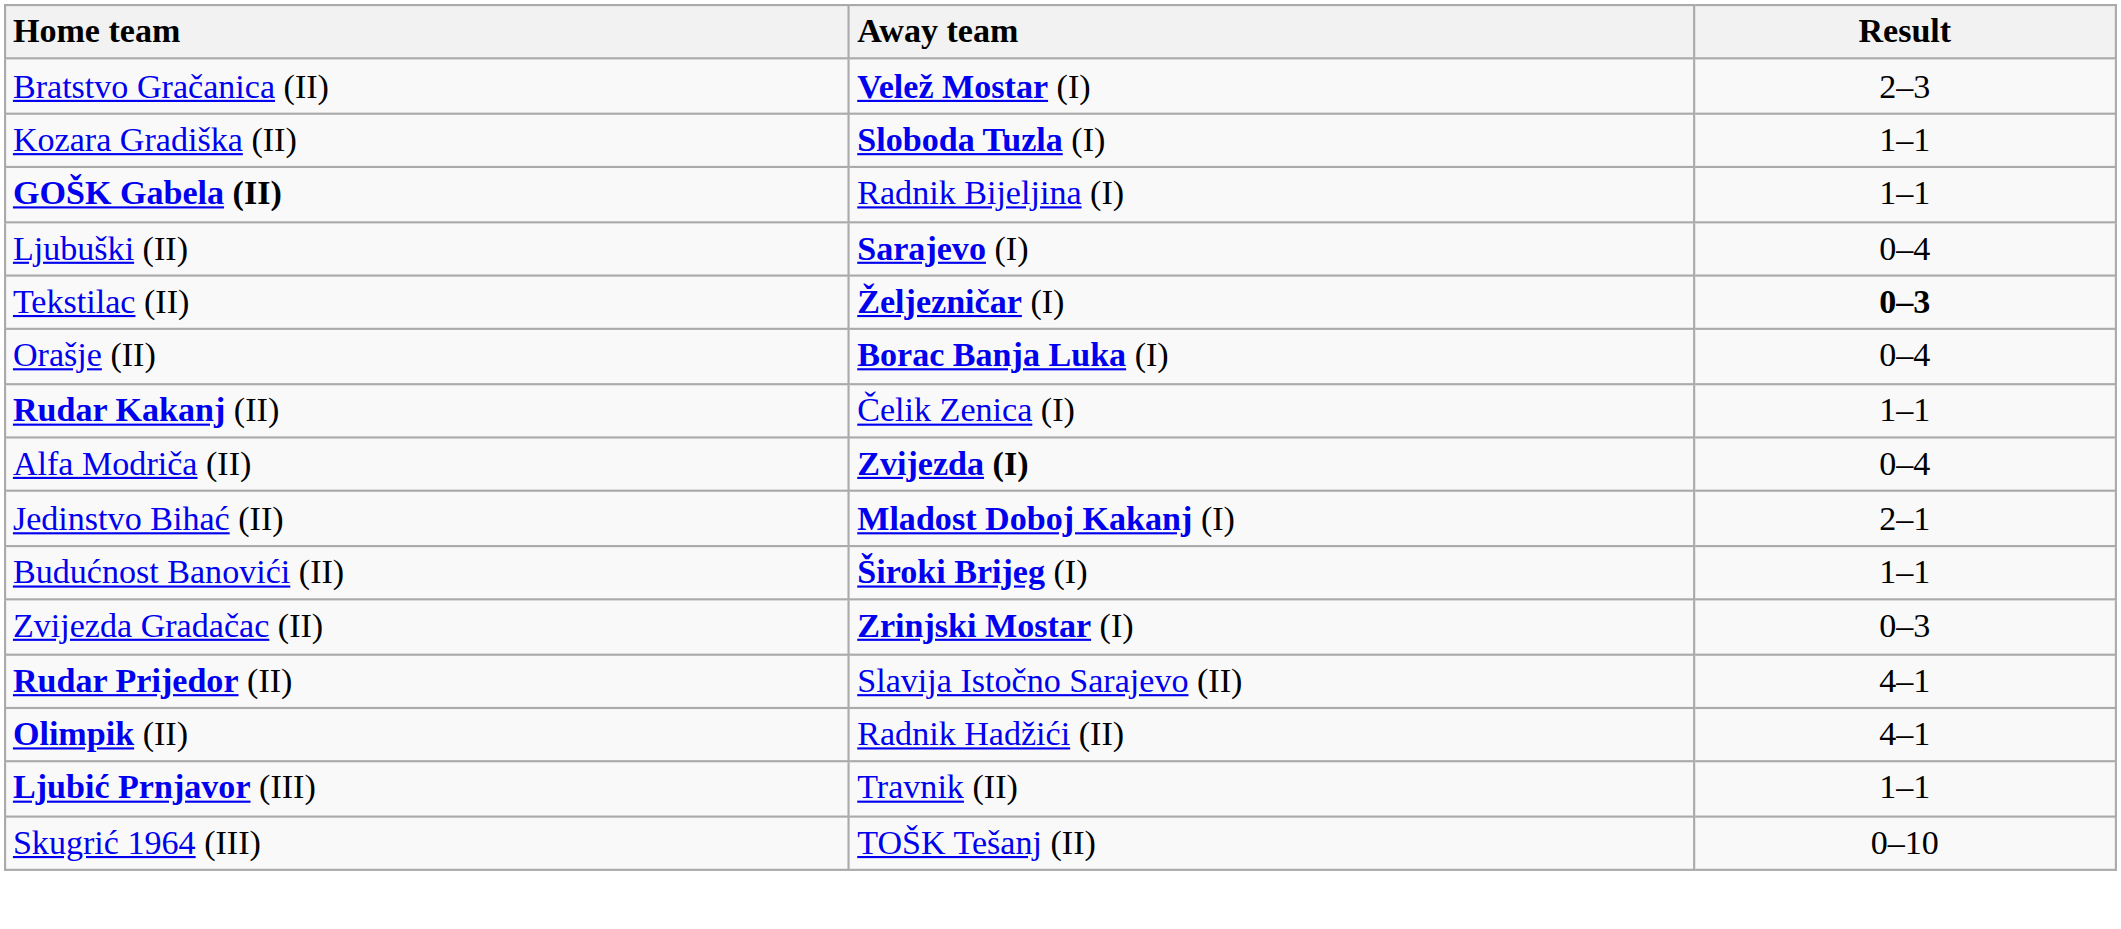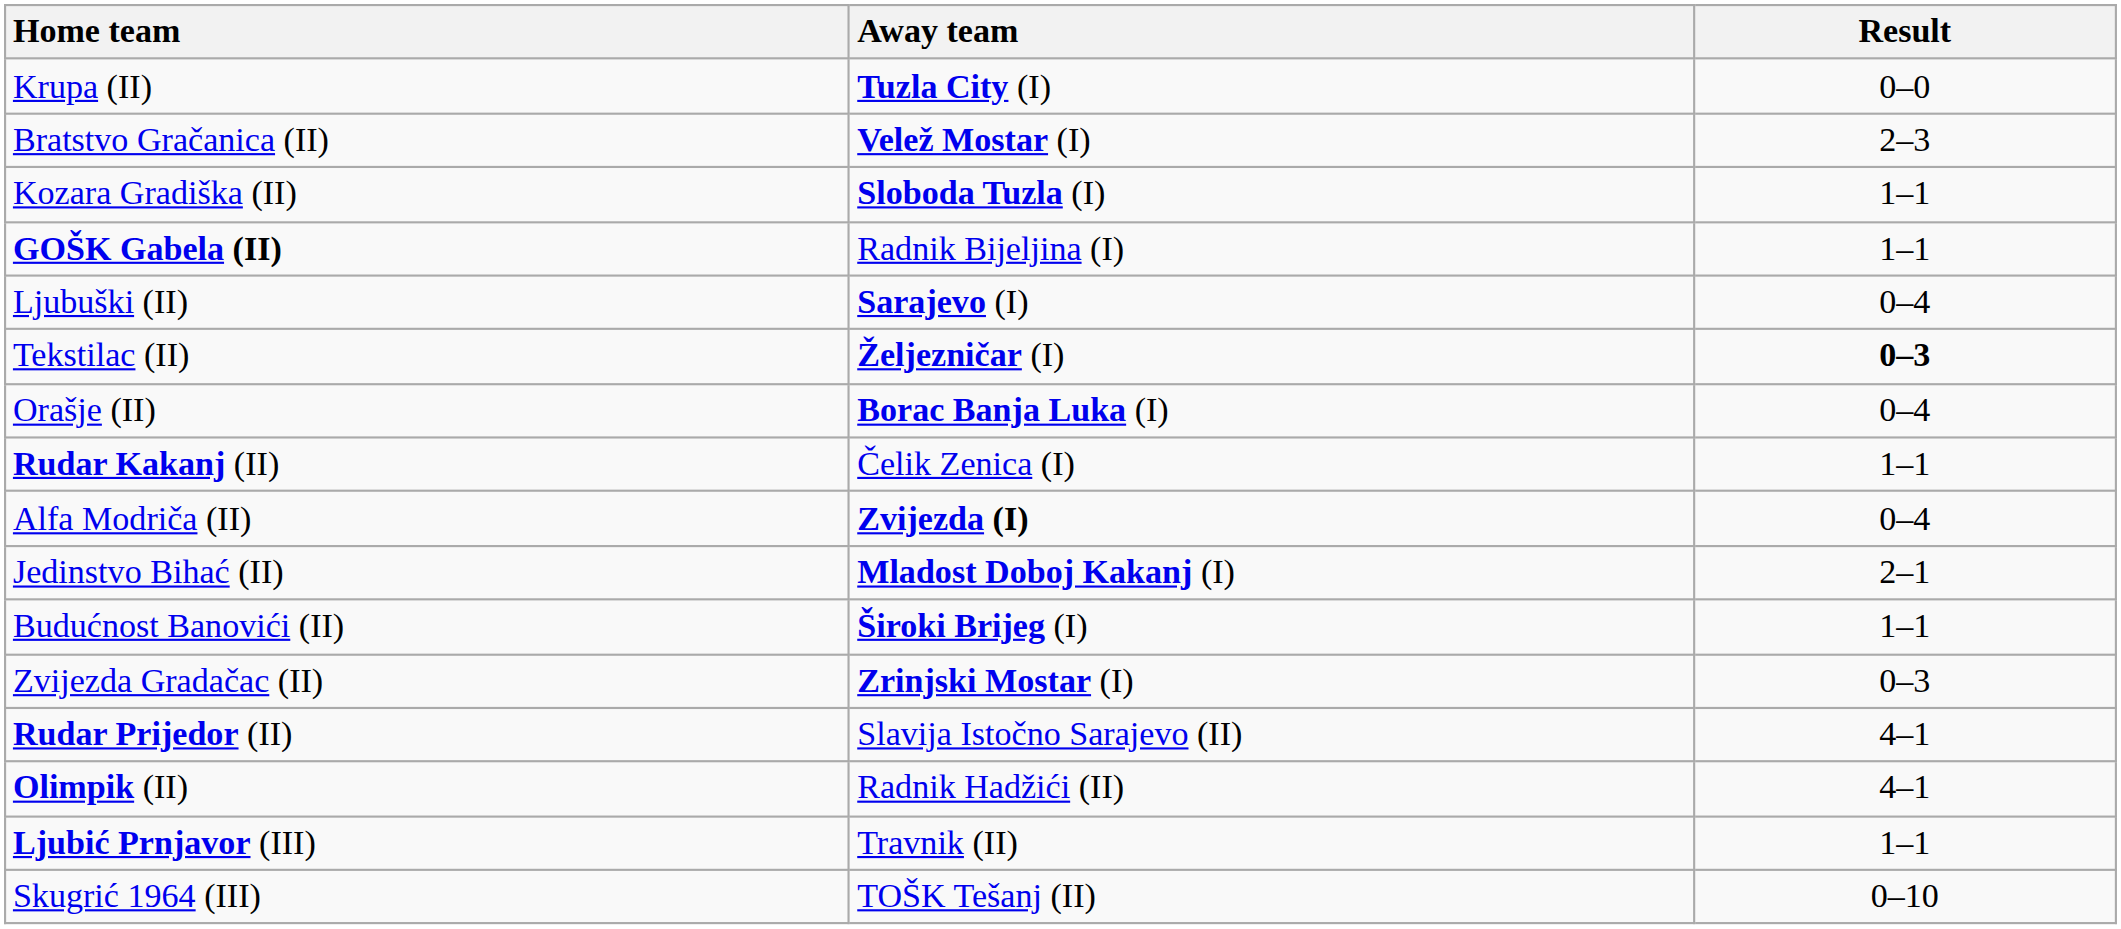+ row: (82, 85)
